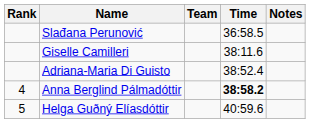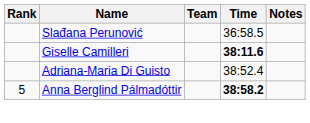(243, 52) normal -> (243, 52) bold
(22, 90) 4 -> (22, 90) 5
- row: (105, 109)
